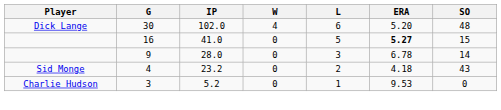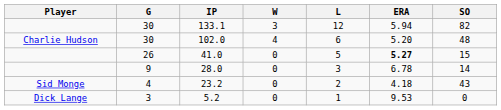+ row: (212, 26)
(61, 26) Dick Lange -> (61, 40) Charlie Hudson
(148, 40) 16 -> (148, 55) 26
(61, 84) Charlie Hudson -> (61, 98) Dick Lange
